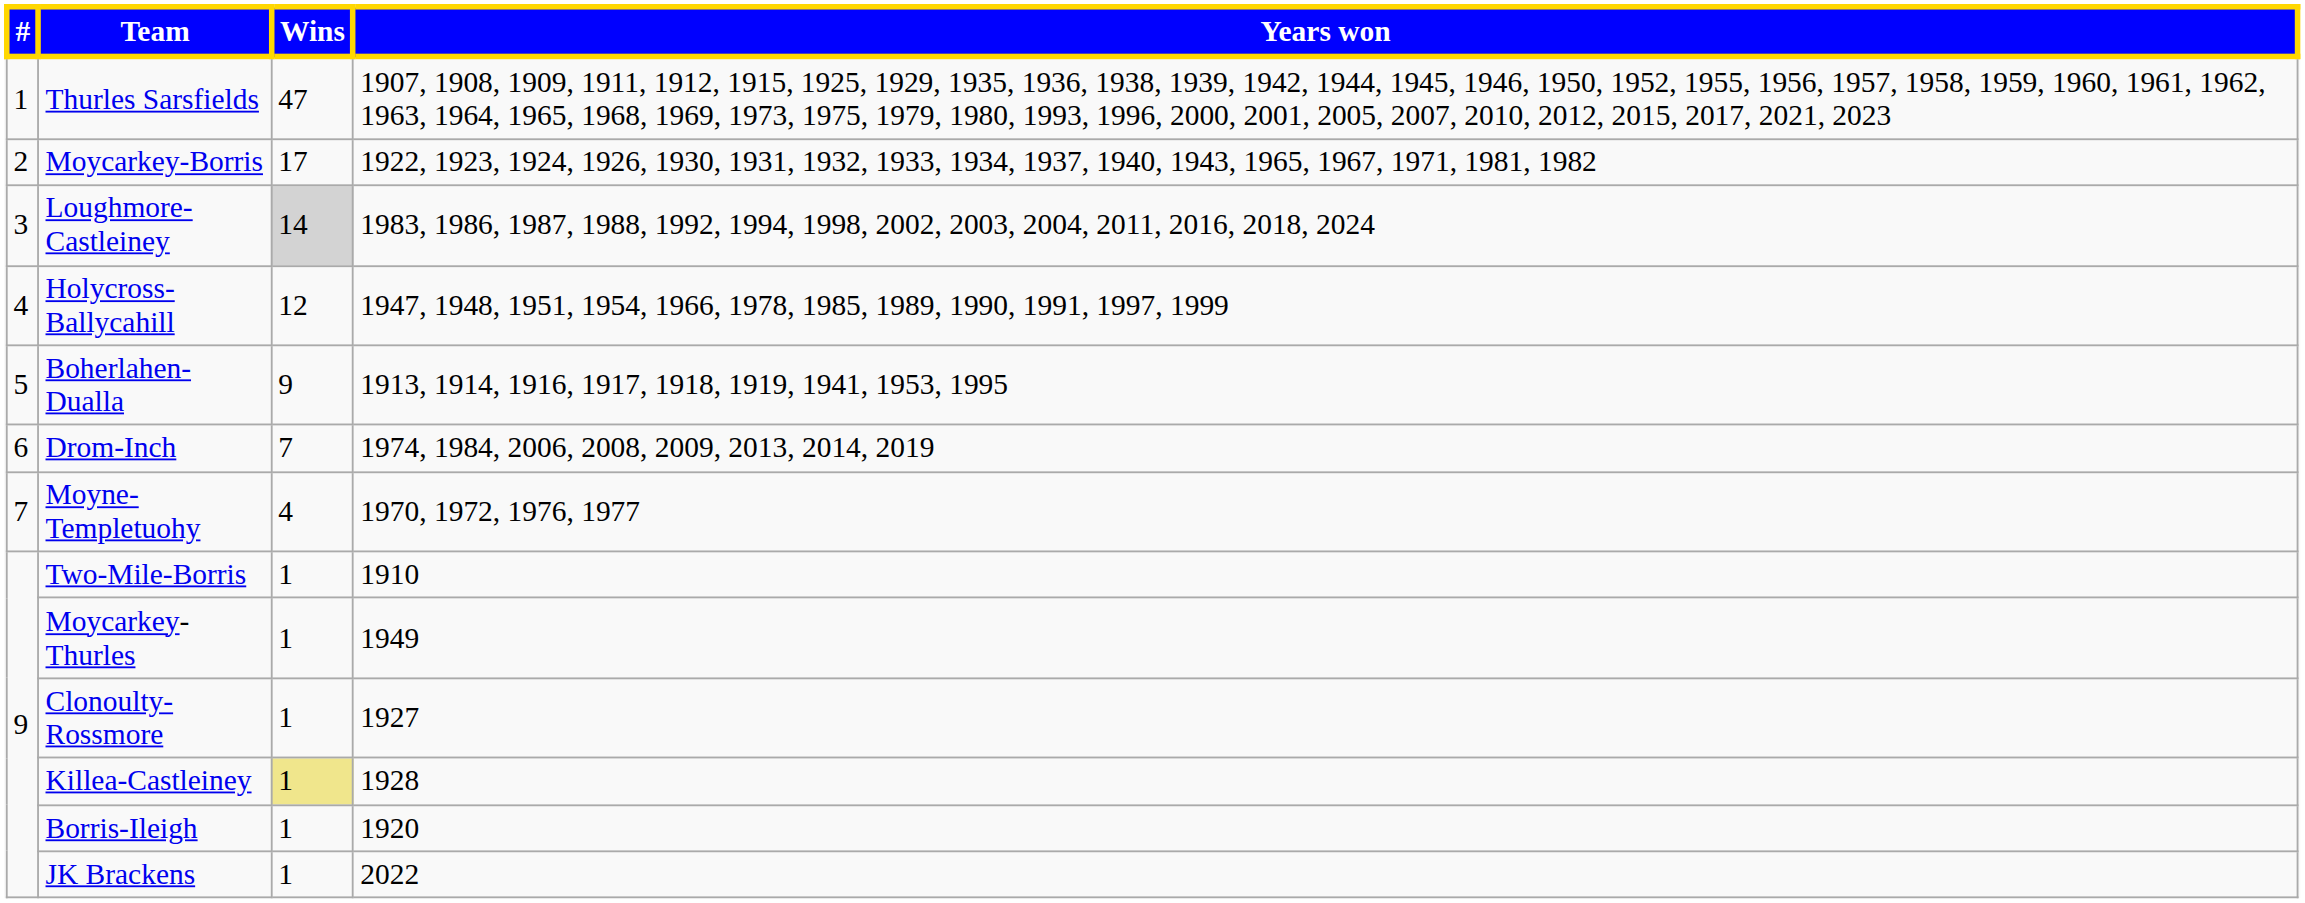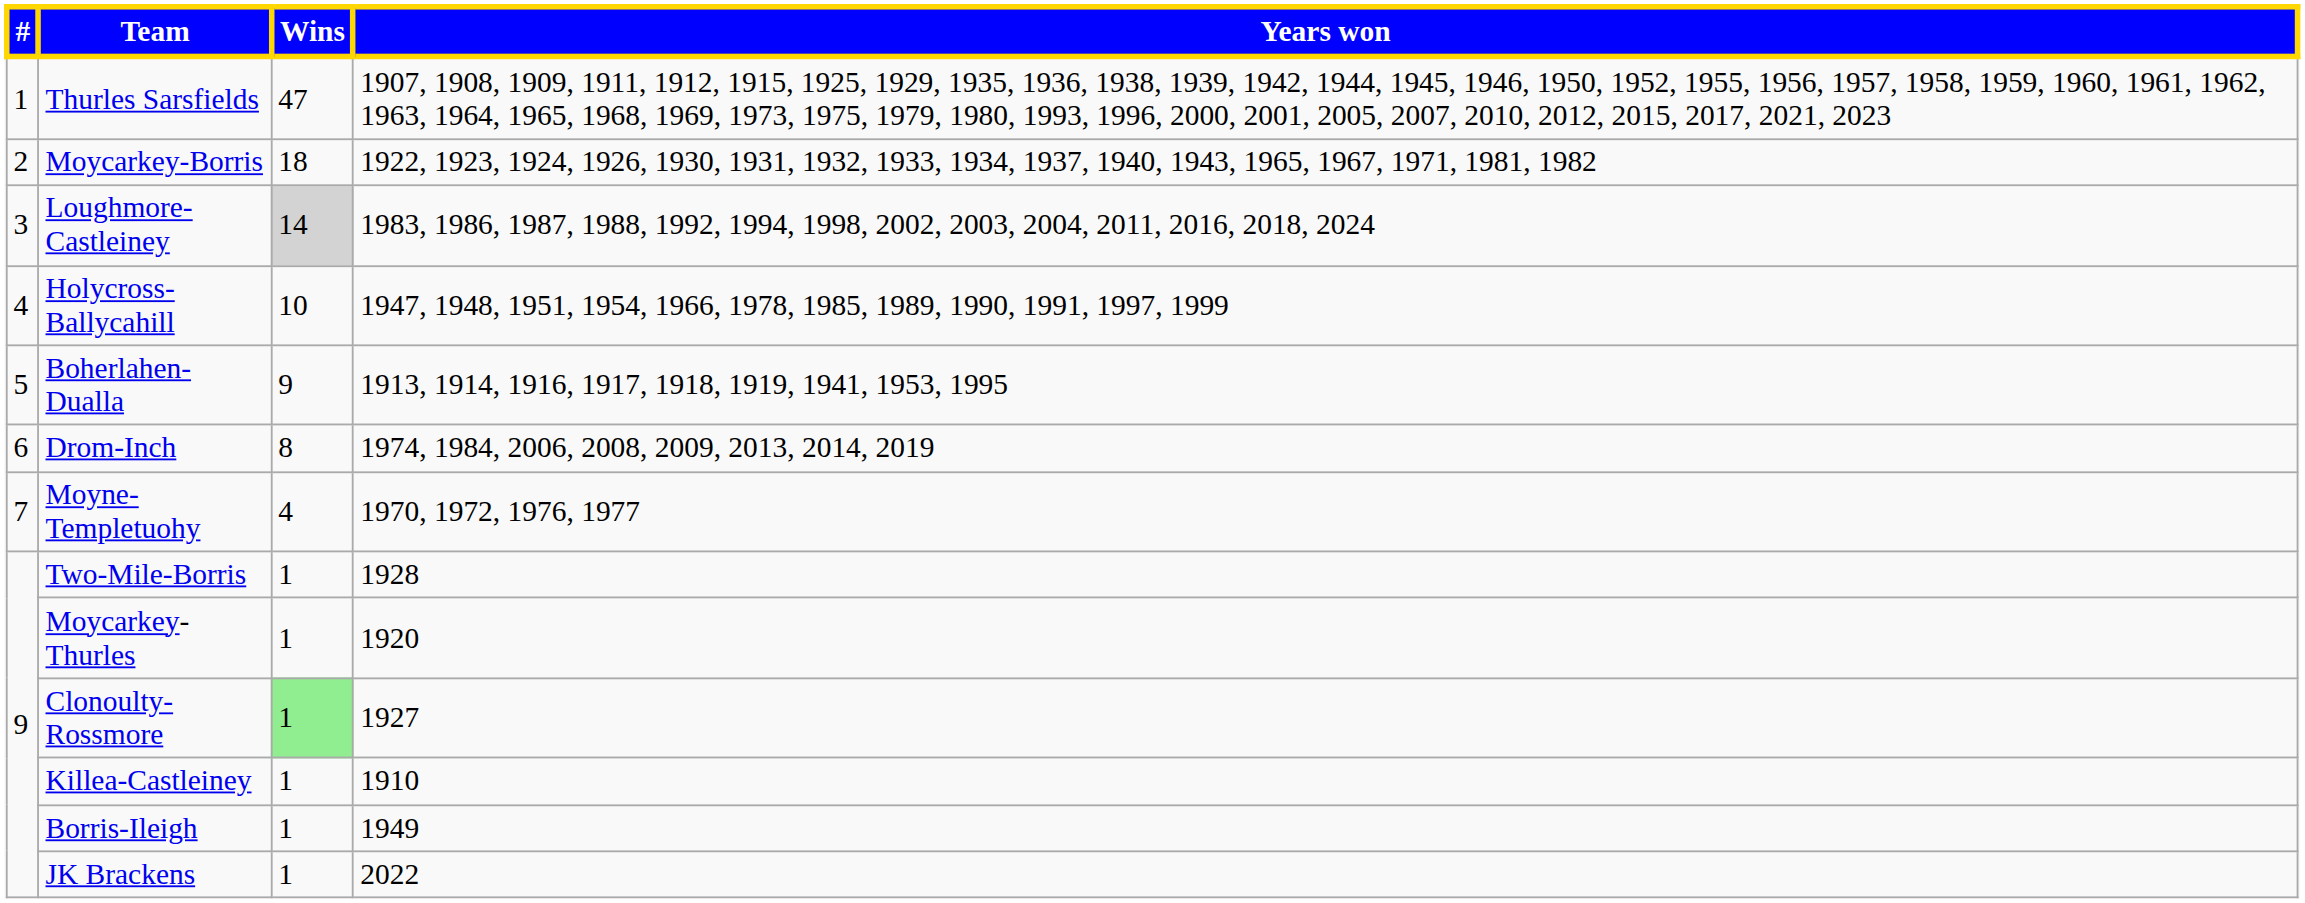(293, 161) 17 -> (293, 161) 18
(293, 304) 12 -> (293, 304) 10
(286, 447) 7 -> (286, 447) 8
(390, 574) 1910 -> (390, 574) 1928
(390, 637) 1949 -> (390, 637) 1920
(286, 717) no background -> (286, 717) lightgreen background
(286, 780) khaki background -> (286, 780) no background
(390, 780) 1928 -> (390, 780) 1910
(390, 827) 1920 -> (390, 827) 1949
